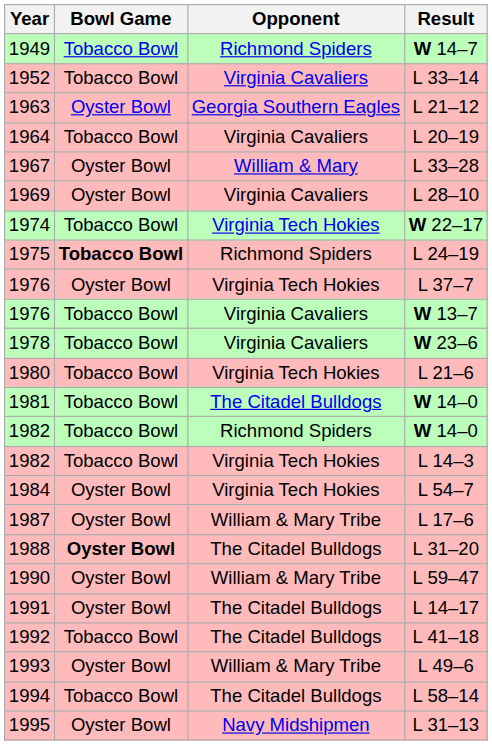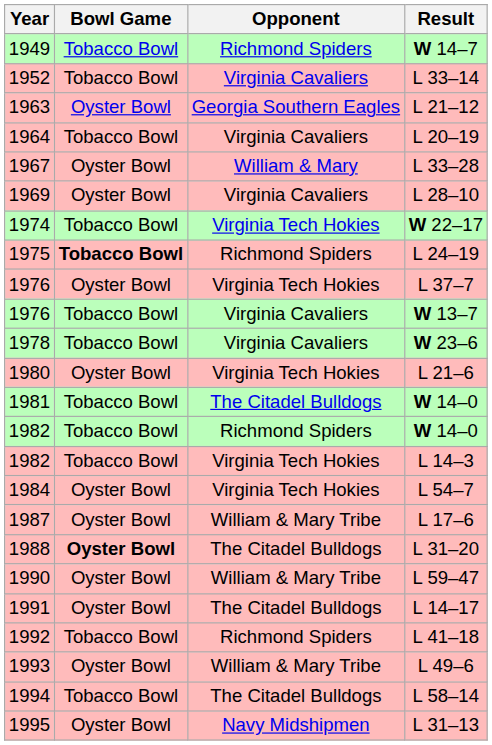(121, 372) Tobacco Bowl -> (121, 372) Oyster Bowl
(296, 637) The Citadel Bulldogs -> (296, 637) Richmond Spiders
